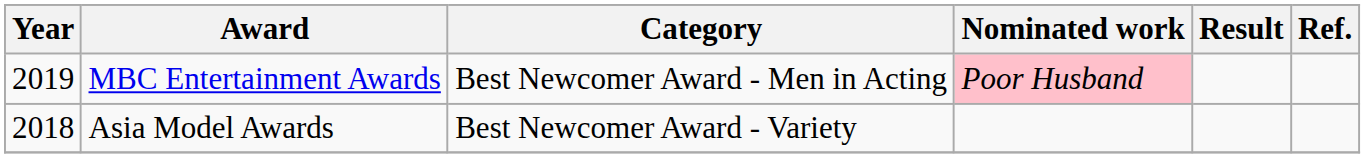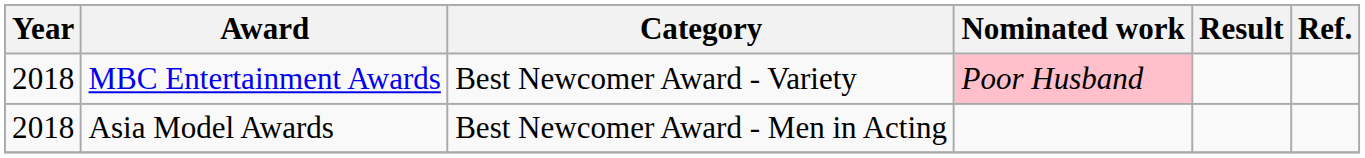(43, 78) 2019 -> (43, 78) 2018
(701, 78) Best Newcomer Award - Men in Acting -> (656, 78) Best Newcomer Award - Variety
(656, 127) Best Newcomer Award - Variety -> (701, 127) Best Newcomer Award - Men in Acting
